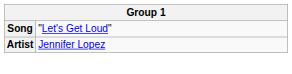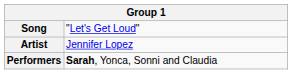+ row: (34, 61)
